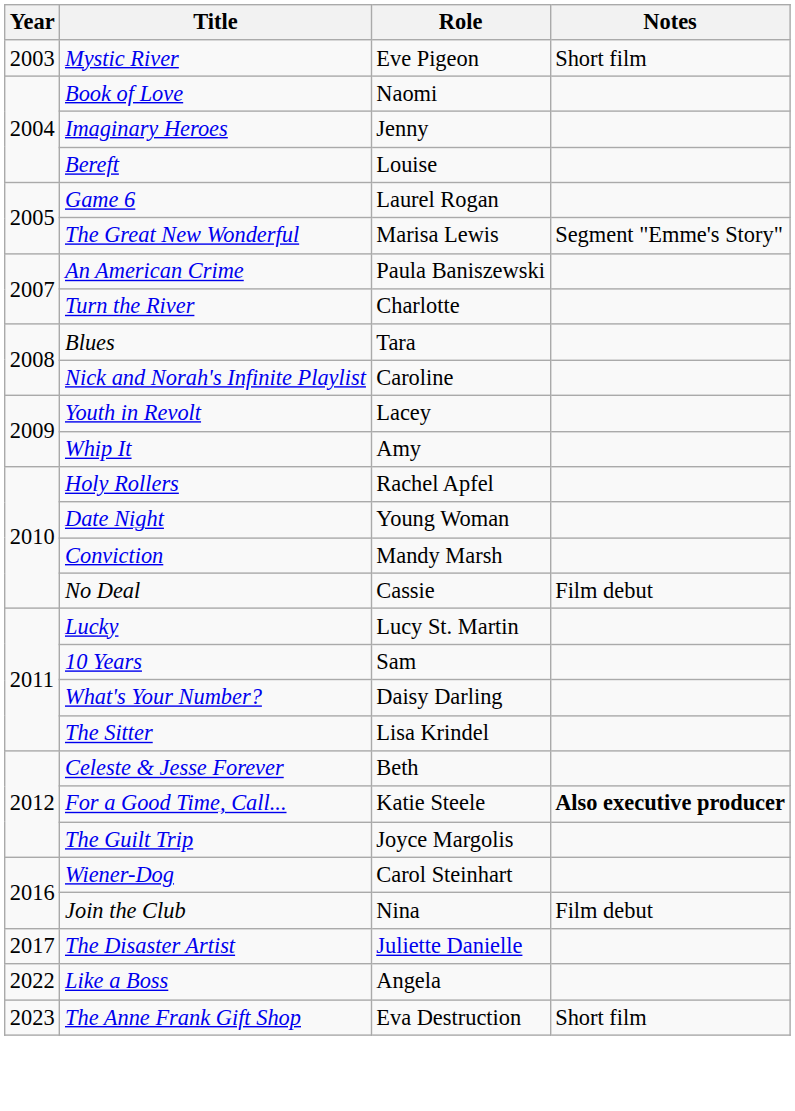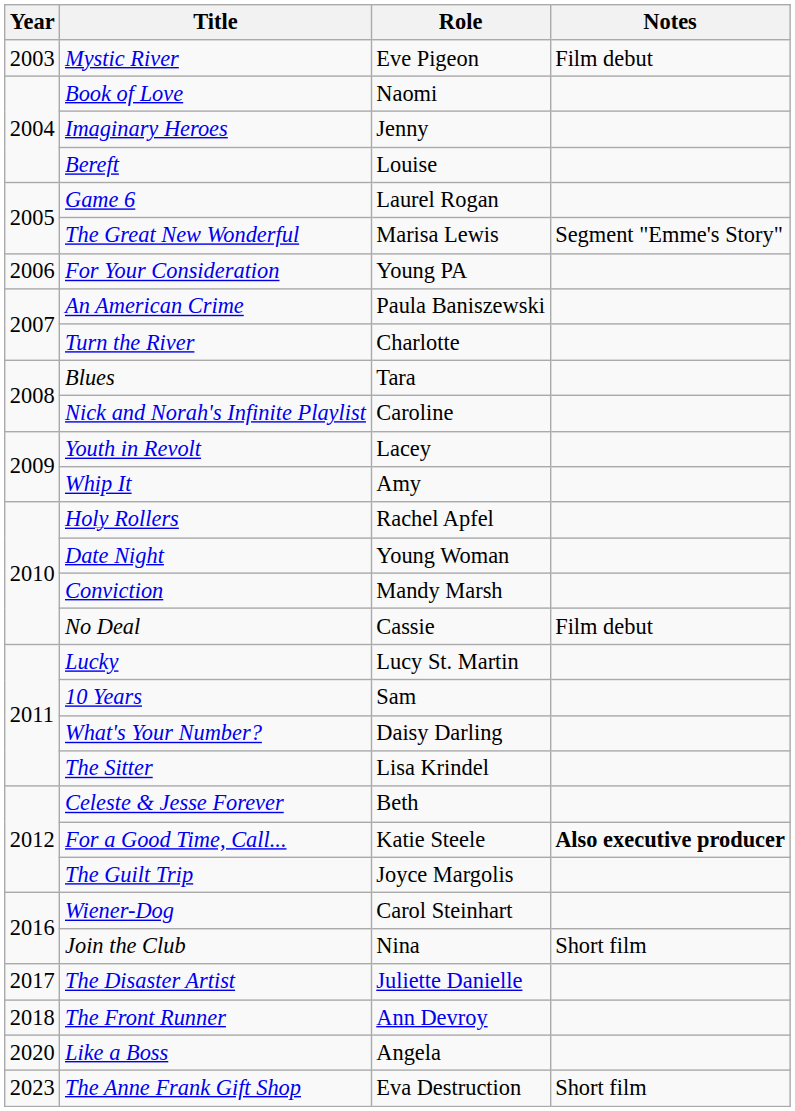(601, 57) Short film -> (604, 57) Film debut
+ row: (172, 270)
(604, 910) Film debut -> (601, 945) Short film
+ row: (145, 1016)
(32, 981) 2022 -> (32, 1052) 2020
